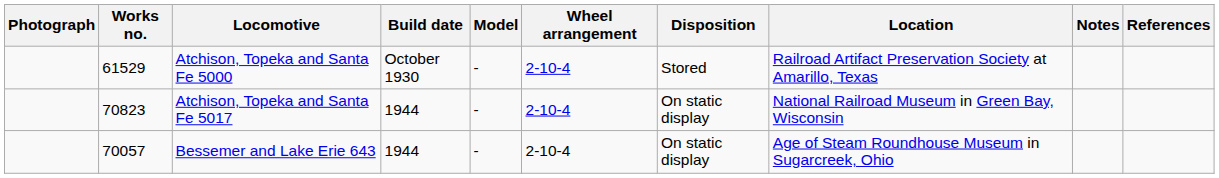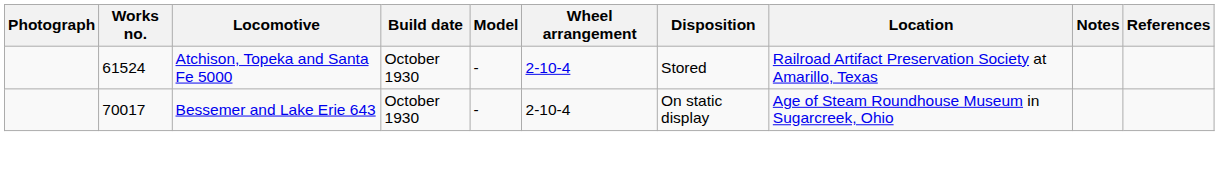(124, 67) 61529 -> (124, 67) 61524
- row: (272, 109)
(124, 151) 70057 -> (124, 109) 70017
(402, 151) 1944 -> (412, 109) October 1930
